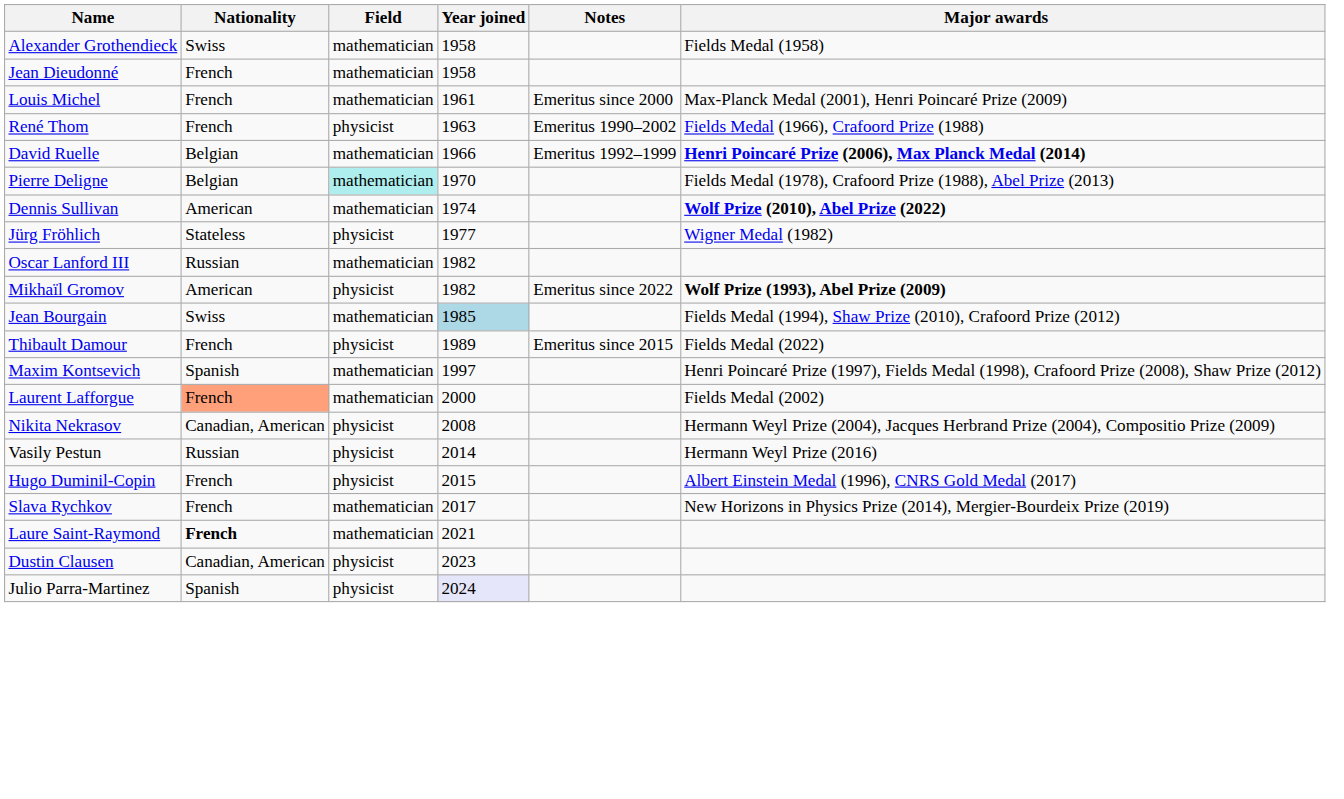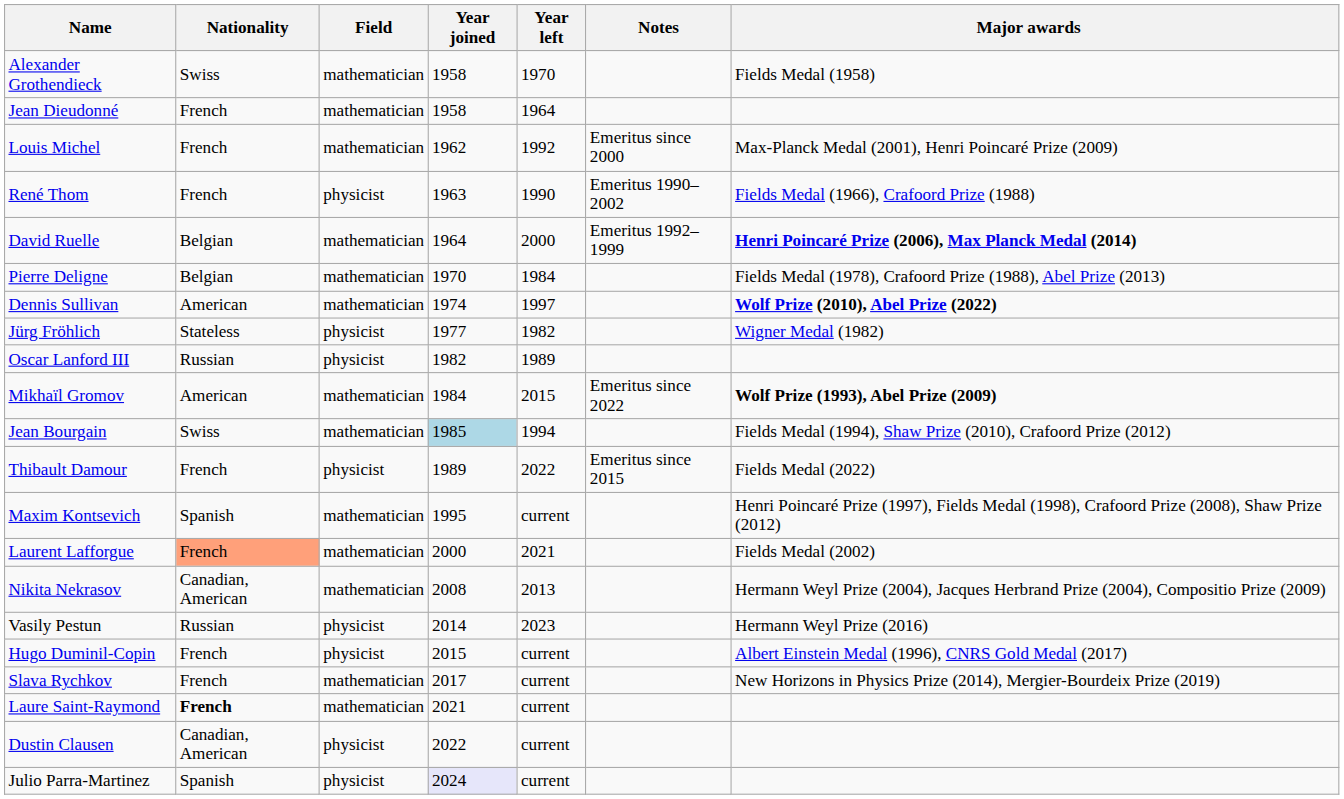+ column: (551, 27)
(459, 99) 1961 -> (449, 147) 1962
(459, 153) 1966 -> (449, 240) 1964
(383, 180) paleturquoise background -> (374, 277) no background
(383, 262) mathematician -> (354, 358) physicist
(363, 289) physicist -> (374, 395) mathematician
(459, 289) 1982 -> (449, 395) 1984
(459, 371) 1997 -> (449, 515) 1995
(363, 425) physicist -> (374, 589) mathematician
(459, 561) 2023 -> (449, 744) 2022
